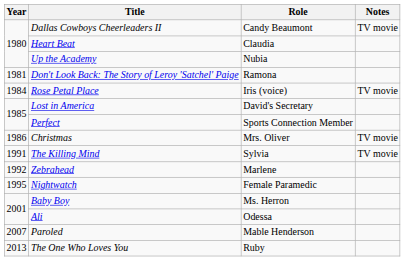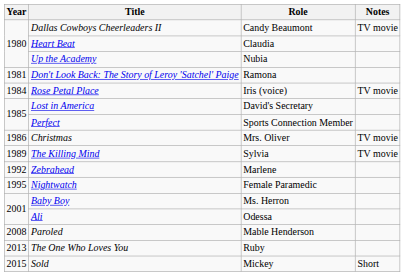(17, 153) 1991 -> (17, 153) 1989
(17, 232) 2007 -> (17, 232) 2008
+ row: (40, 264)
